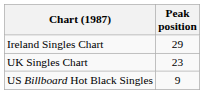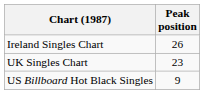(177, 44) 29 -> (177, 44) 26
